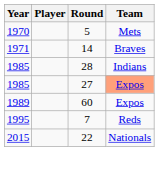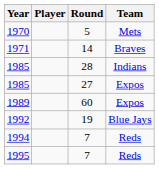(130, 84) lightsalmon background -> (130, 84) no background
+ row: (18, 119)
+ row: (18, 137)
- row: (18, 137)
